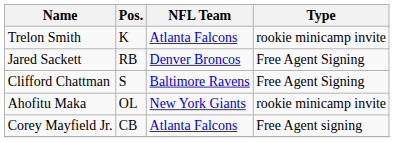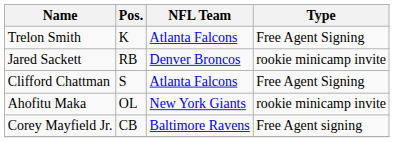(321, 37) rookie minicamp invite -> (310, 37) Free Agent Signing
(310, 59) Free Agent Signing -> (321, 59) rookie minicamp invite
(200, 81) Baltimore Ravens -> (193, 81) Atlanta Falcons
(193, 125) Atlanta Falcons -> (200, 125) Baltimore Ravens
